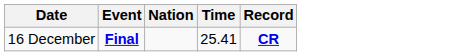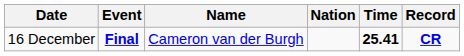+ column: (226, 16)
(219, 39) normal -> (381, 39) bold
